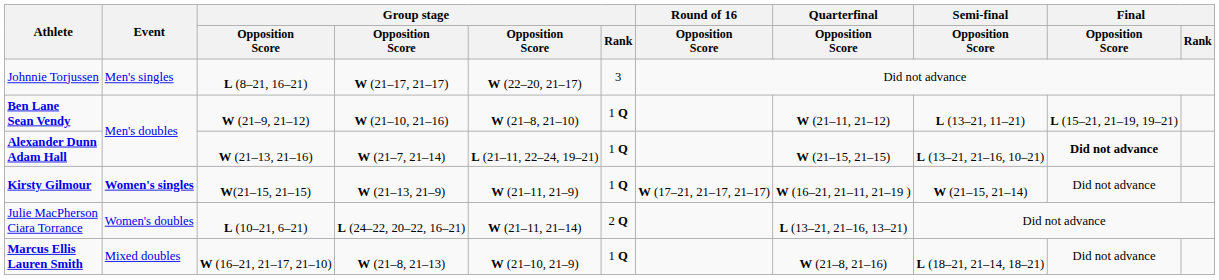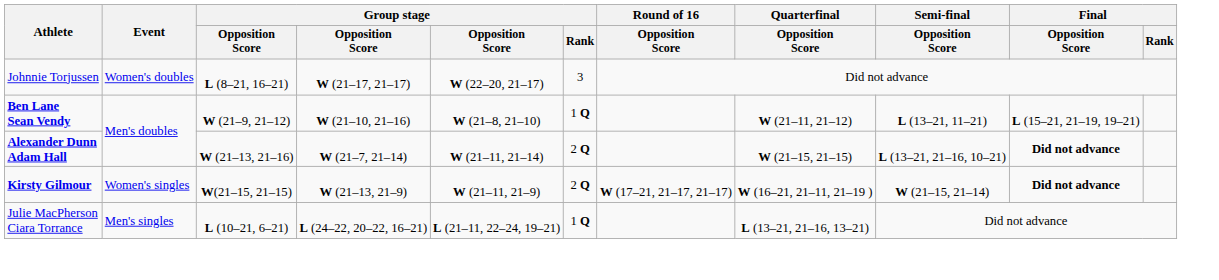(139, 77) Men's singles -> (149, 77) Women's doubles
(535, 156) L (21–11, 22–24, 19–21) -> (497, 156) W (21–11, 21–14)
(618, 149) 1 Q -> (580, 149) 2 Q
(149, 185) bold -> (147, 185) normal
(618, 185) 1 Q -> (580, 185) 2 Q
(1114, 185) normal -> (1076, 185) bold
(149, 221) Women's doubles -> (139, 221) Men's singles
(535, 228) W (21–11, 21–14) -> (497, 228) L (21–11, 22–24, 19–21)
(618, 221) 2 Q -> (580, 221) 1 Q
- row: (45, 256)
